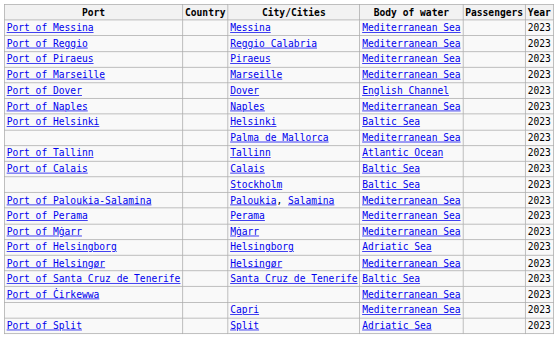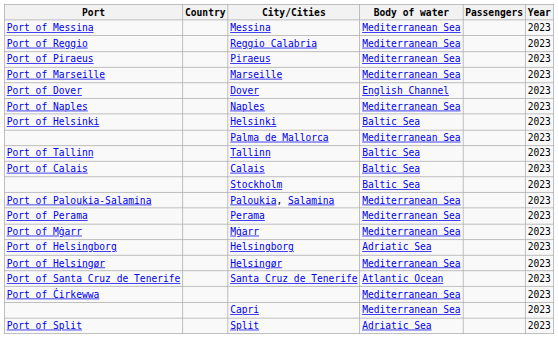(403, 153) Atlantic Ocean -> (391, 153) Baltic Sea
(391, 279) Baltic Sea -> (403, 279) Atlantic Ocean
